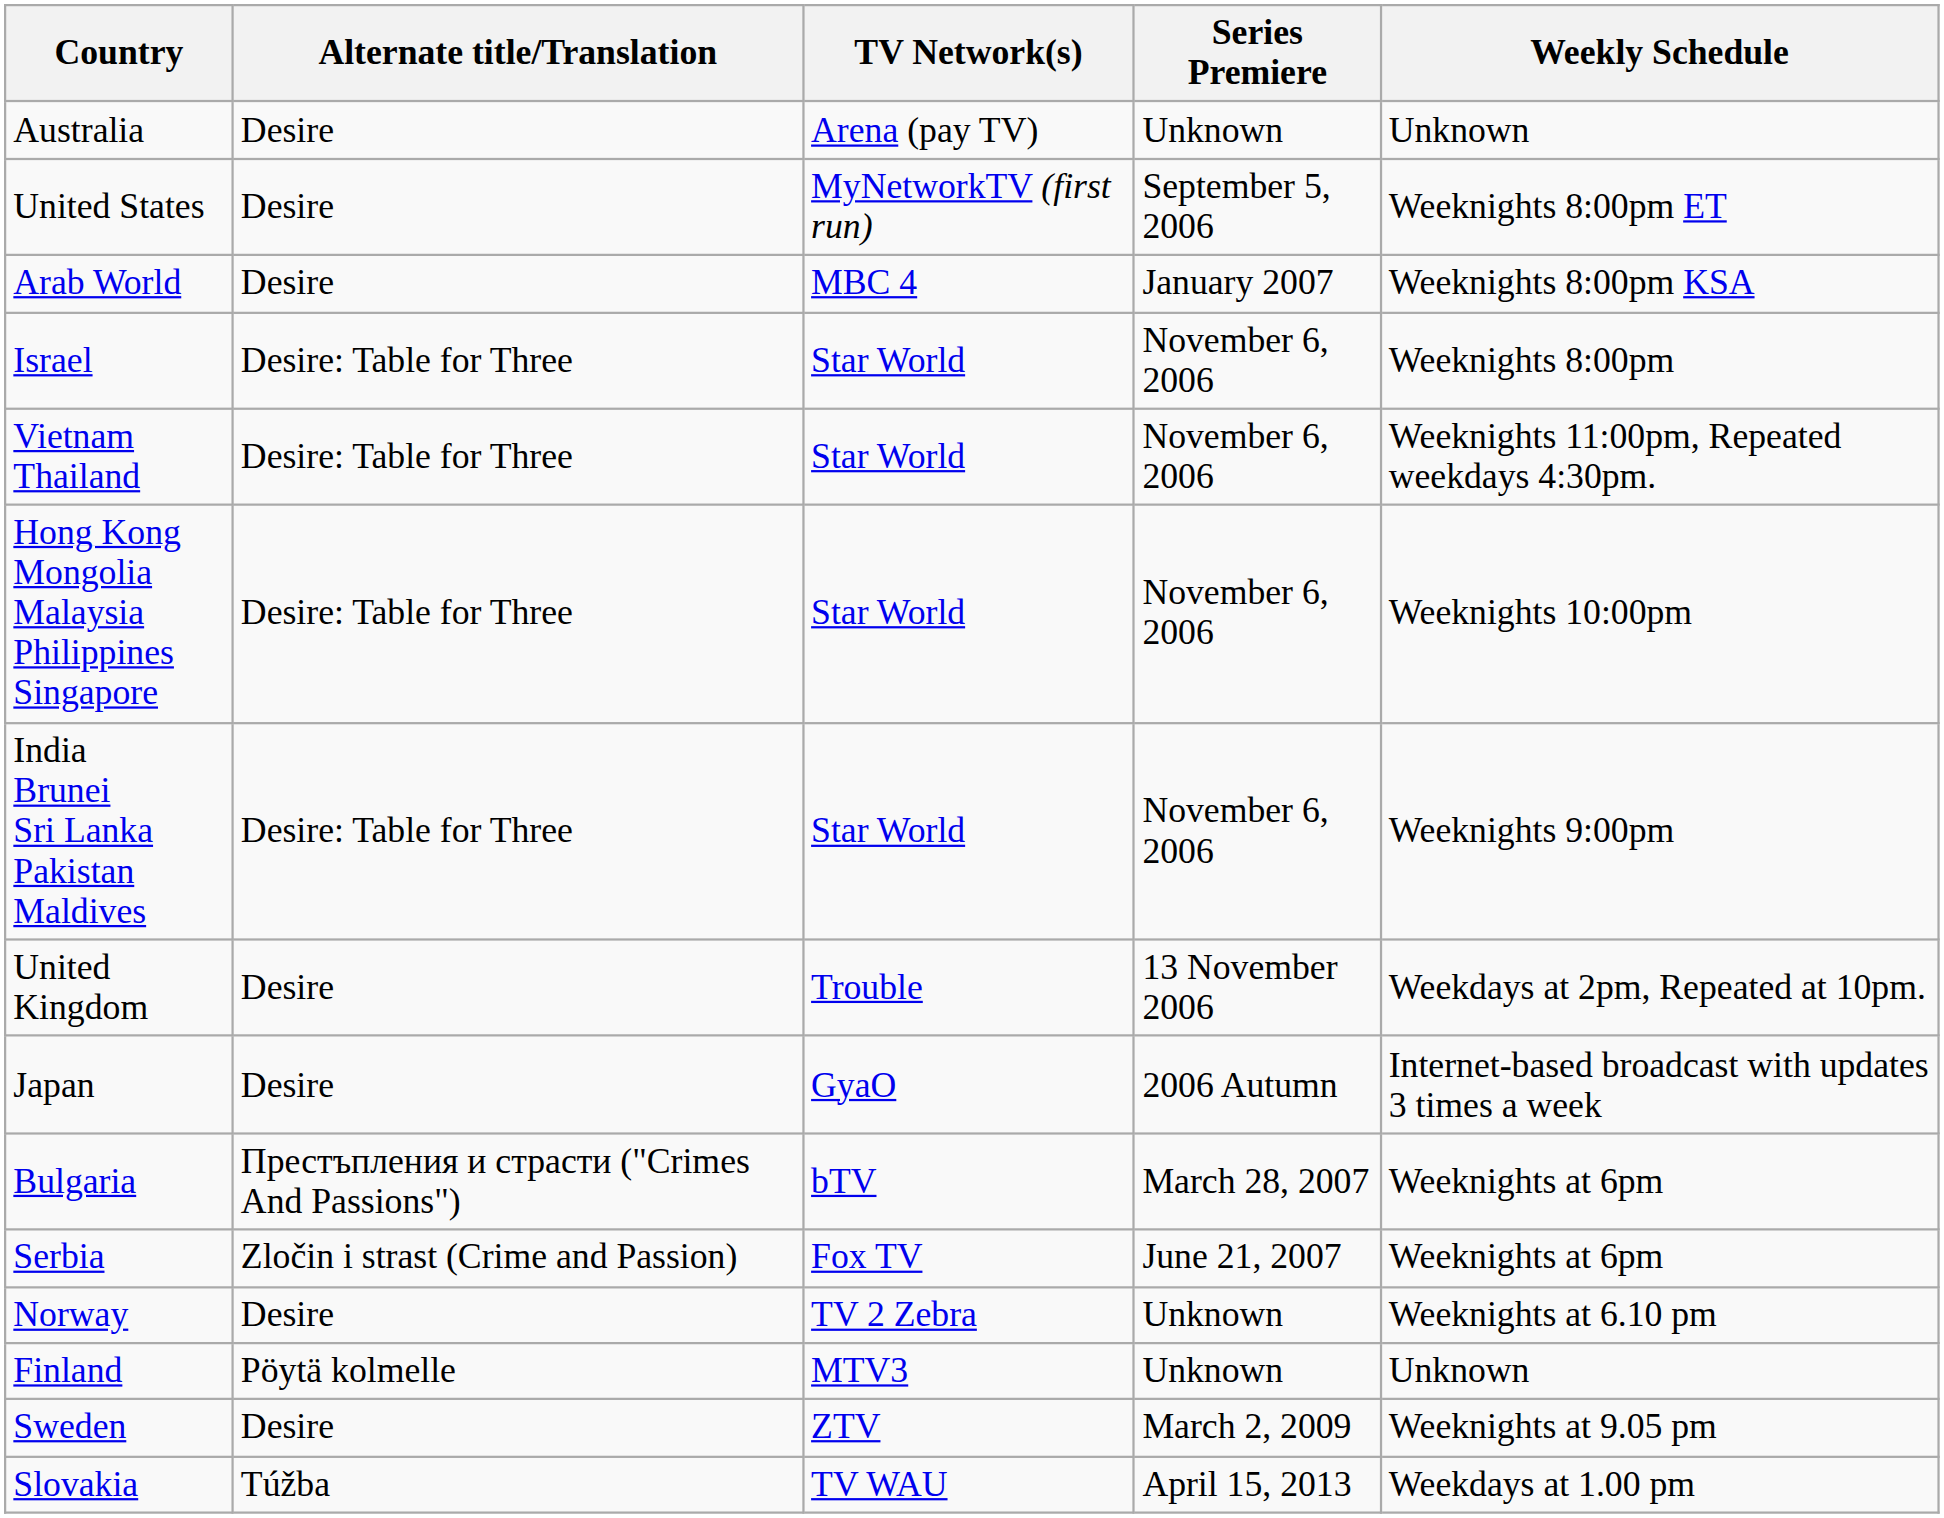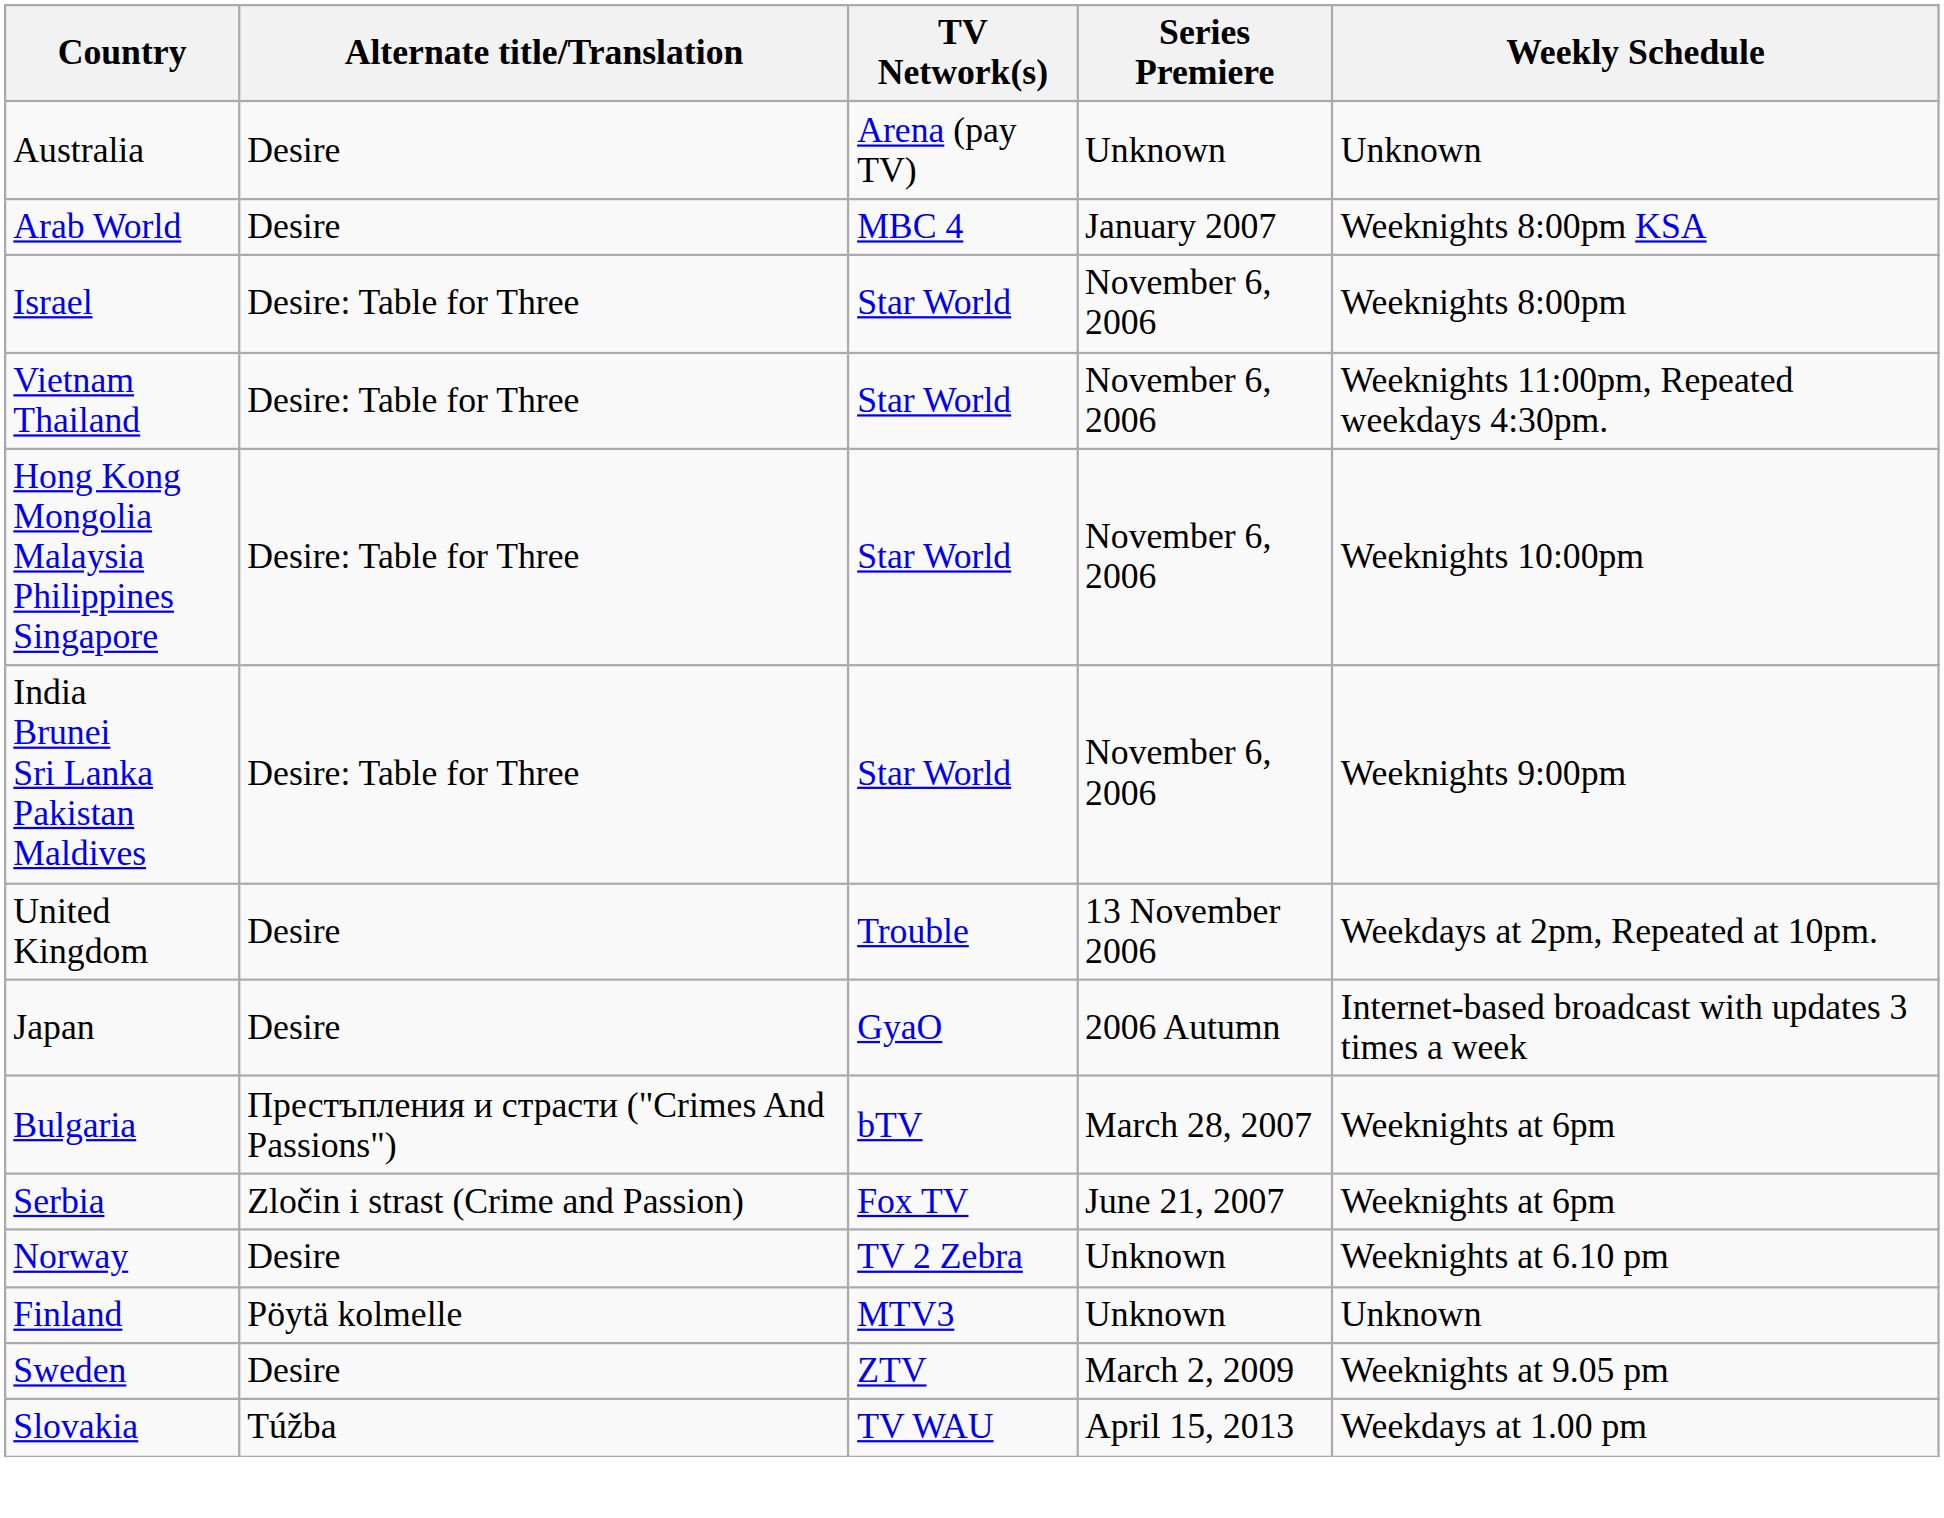- row: (109, 206)
